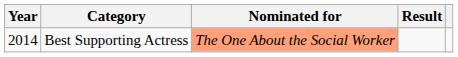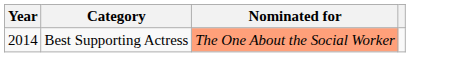- column: (422, 16)
